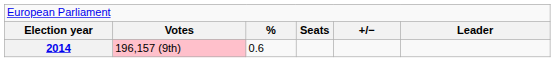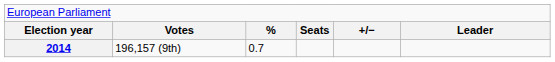(148, 48) pink background -> (148, 48) no background
(256, 48) 0.6 -> (256, 48) 0.7
